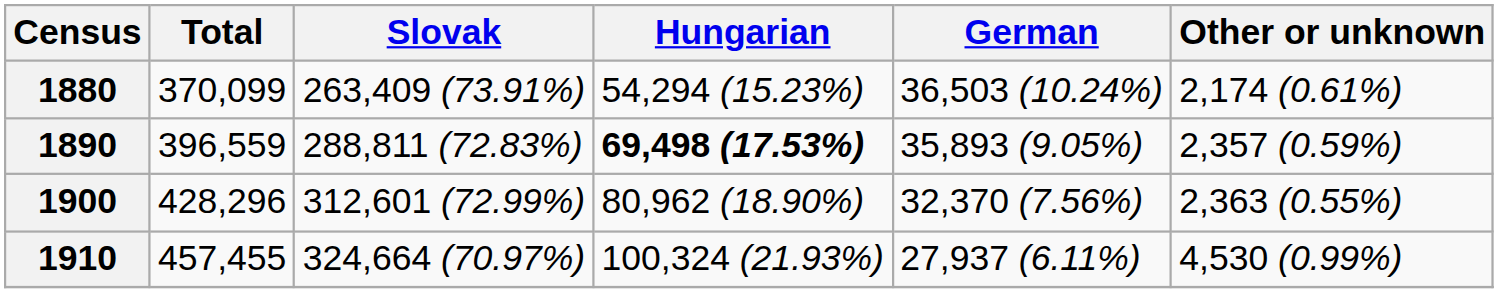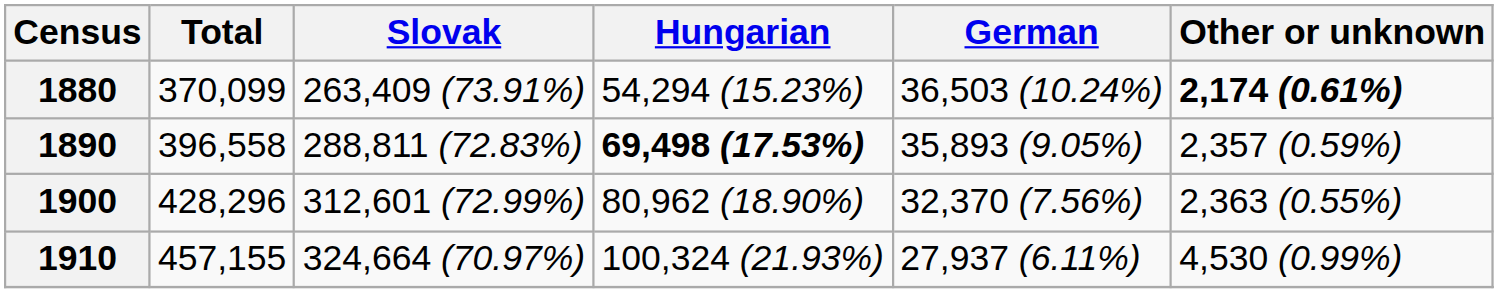(1291, 88) normal -> (1291, 88) bold
(222, 145) 396,559 -> (222, 145) 396,558
(222, 257) 457,455 -> (222, 257) 457,155
